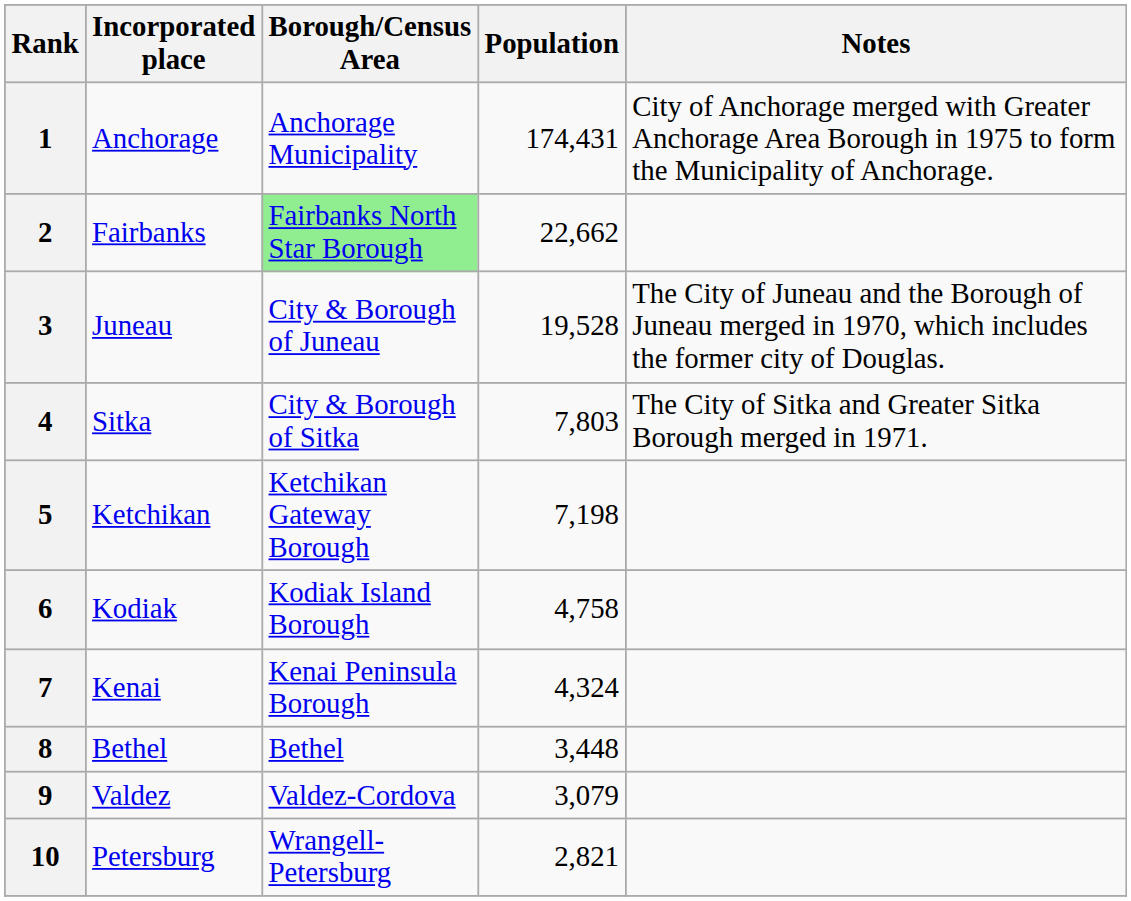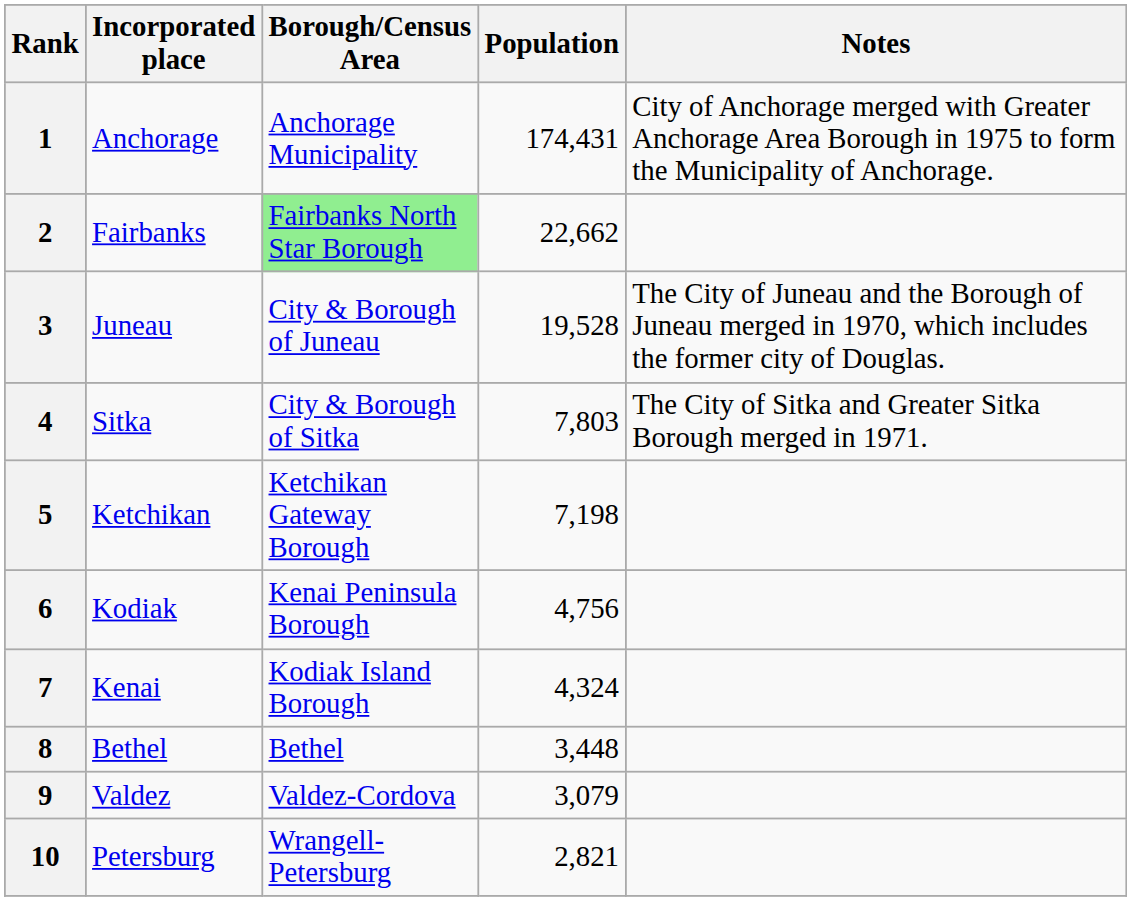(350, 609) Kodiak Island Borough -> (362, 609) Kenai Peninsula Borough
(587, 609) 4,758 -> (587, 609) 4,756
(362, 687) Kenai Peninsula Borough -> (350, 687) Kodiak Island Borough
